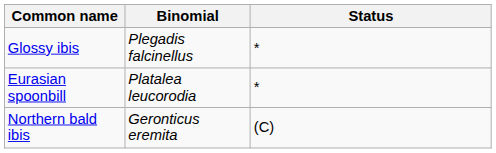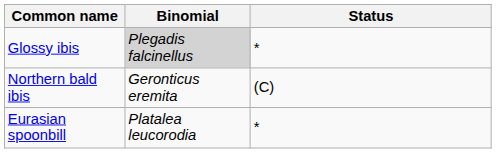(161, 47) no background -> (161, 47) lightgrey background
rows swapped: (52, 127) <-> (37, 87)
